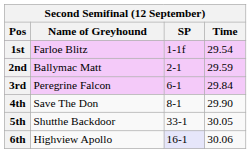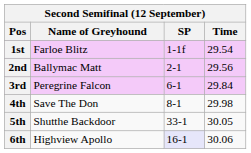(220, 67) 29.59 -> (220, 67) 29.56
(220, 103) 29.90 -> (220, 103) 29.98
